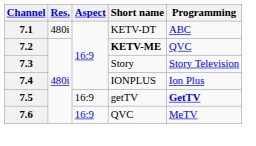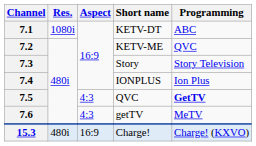(60, 30) 480i -> (63, 30) 1080i
(136, 47) bold -> (139, 47) normal
(84, 98) 16:9 -> (87, 98) 4:3
(124, 98) getTV -> (127, 98) QVC
(84, 115) 16:9 -> (87, 115) 4:3
(122, 115) QVC -> (129, 115) getTV
+ row: (26, 132)
